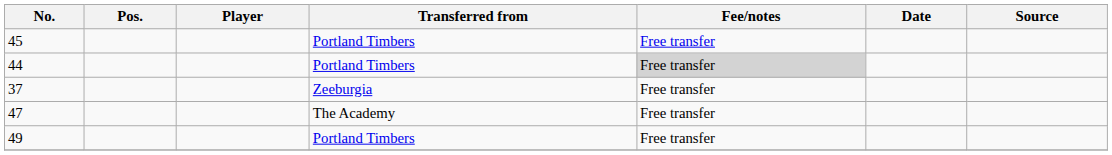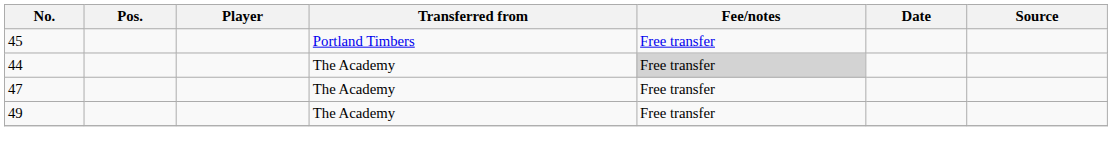(364, 65) Portland Timbers -> (354, 65) The Academy
- row: (15, 89)
(364, 138) Portland Timbers -> (354, 114) The Academy
